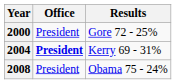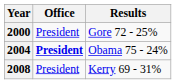(125, 50) Kerry 69 - 31% -> (128, 50) Obama 75 - 24%
(128, 69) Obama 75 - 24% -> (125, 69) Kerry 69 - 31%
